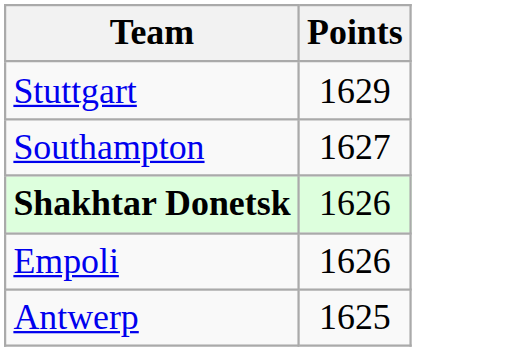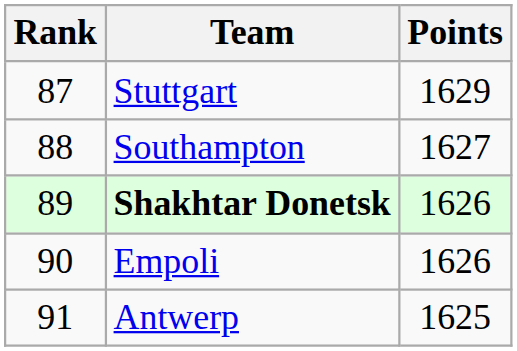+ column: (55, 32)
